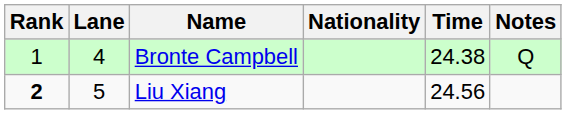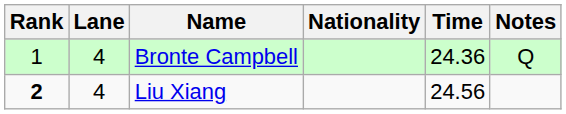(458, 56) 24.38 -> (458, 56) 24.36
(99, 91) 5 -> (99, 91) 4
